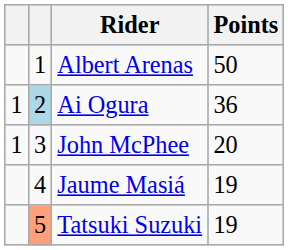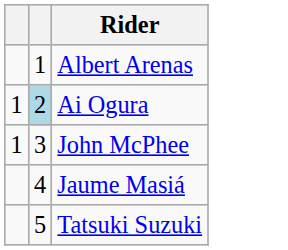- column: (246, 24)
(40, 225) lightsalmon background -> (40, 225) no background
